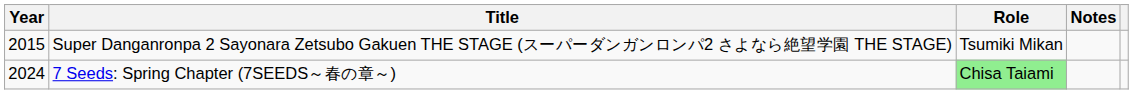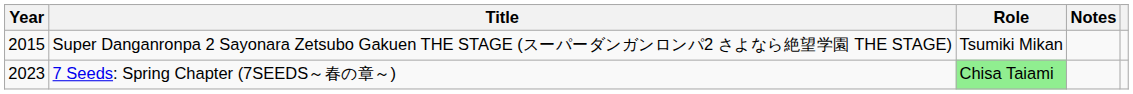(27, 74) 2024 -> (27, 74) 2023
